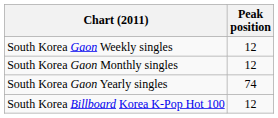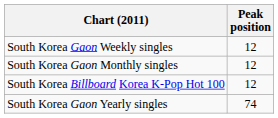rows swapped: (87, 84) <-> (116, 103)
